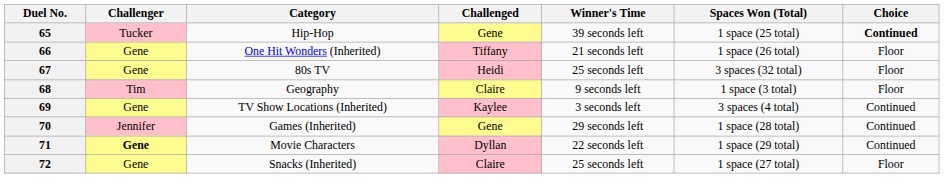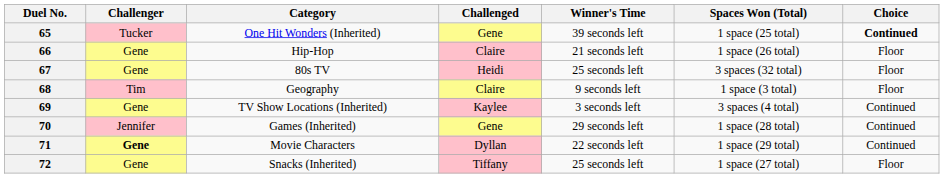(313, 32) Hip-Hop -> (313, 32) One Hit Wonders (Inherited)
(313, 51) One Hit Wonders (Inherited) -> (313, 51) Hip-Hop
(490, 51) Tiffany -> (490, 51) Claire
(490, 164) Claire -> (490, 164) Tiffany
